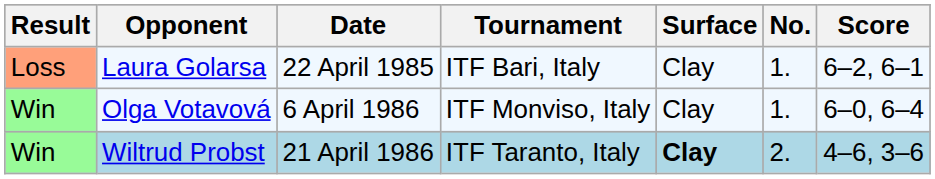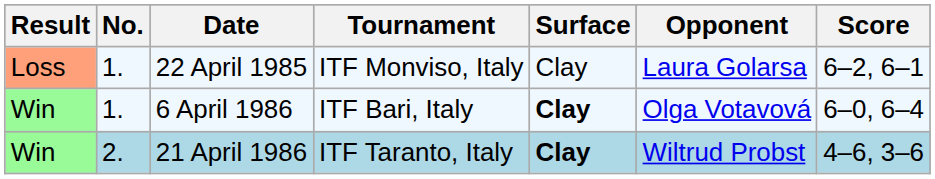columns swapped: (790, 25) <-> (186, 25)
(523, 67) ITF Bari, Italy -> (421, 67) ITF Monviso, Italy
(548, 109) ITF Monviso, Italy -> (396, 109) ITF Bari, Italy
(688, 109) normal -> (563, 109) bold
